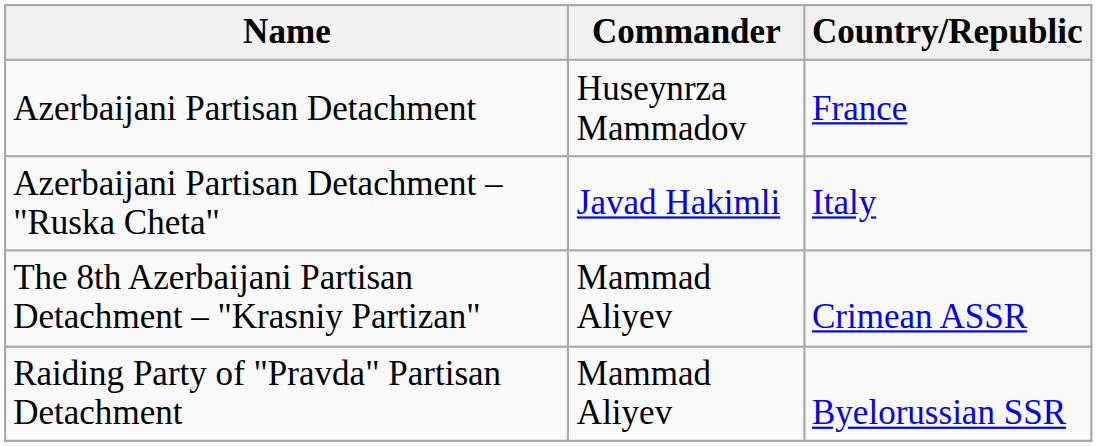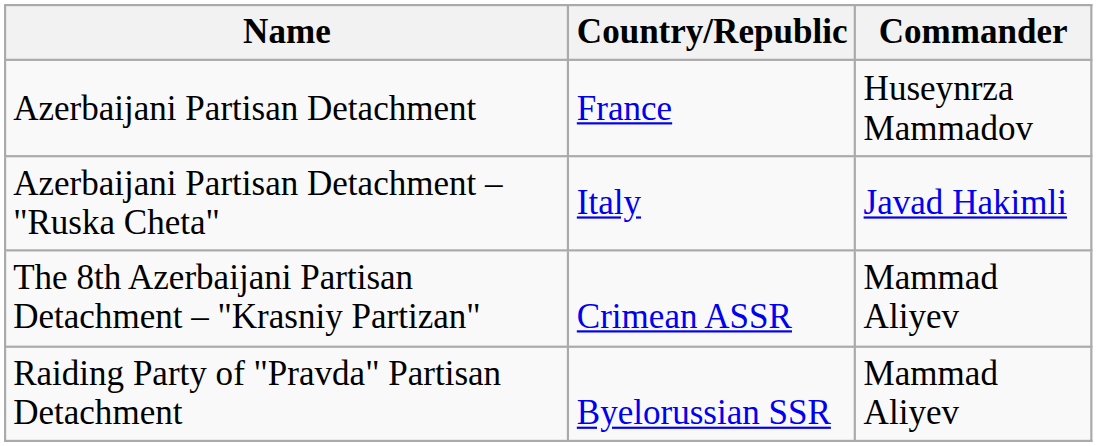columns swapped: (947, 32) <-> (686, 32)
